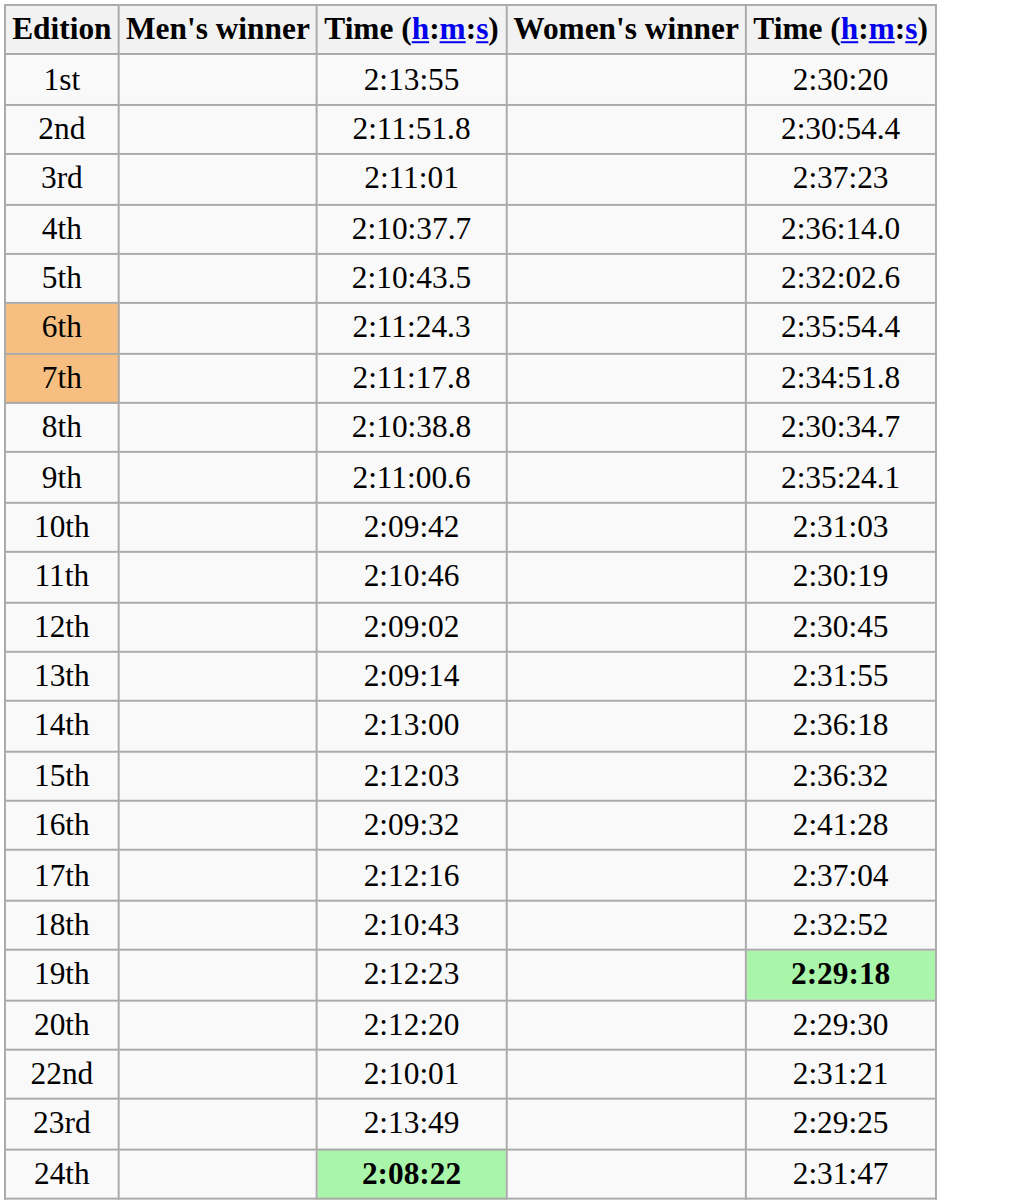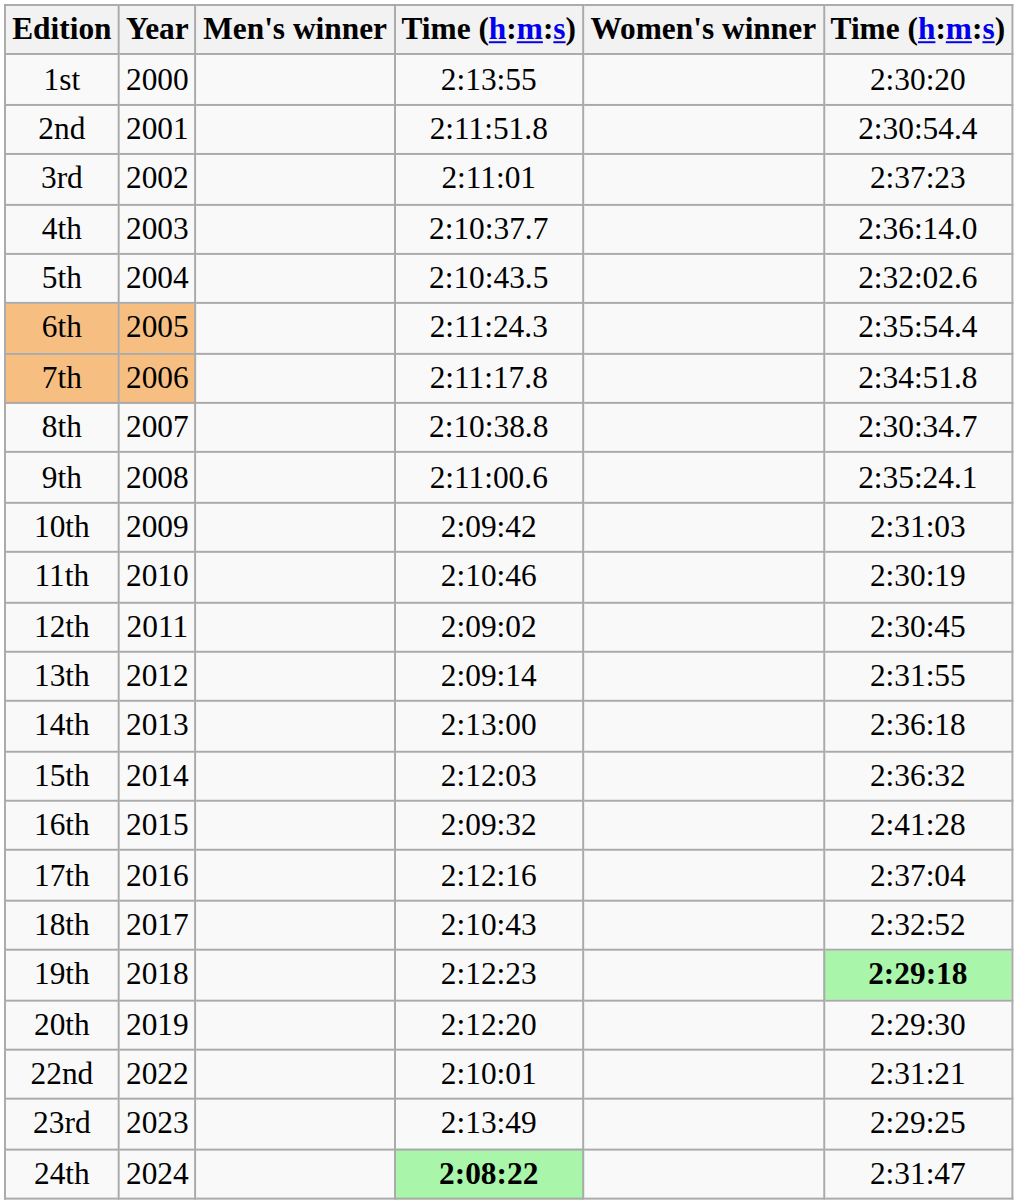+ column: (157, 29)
